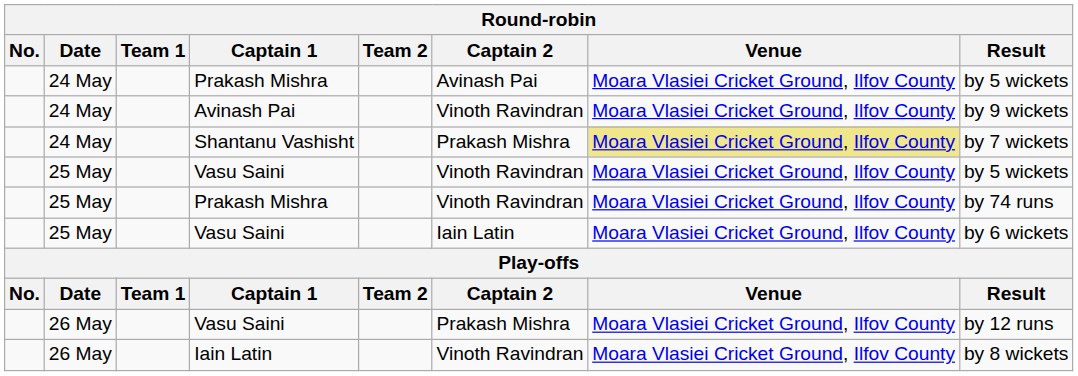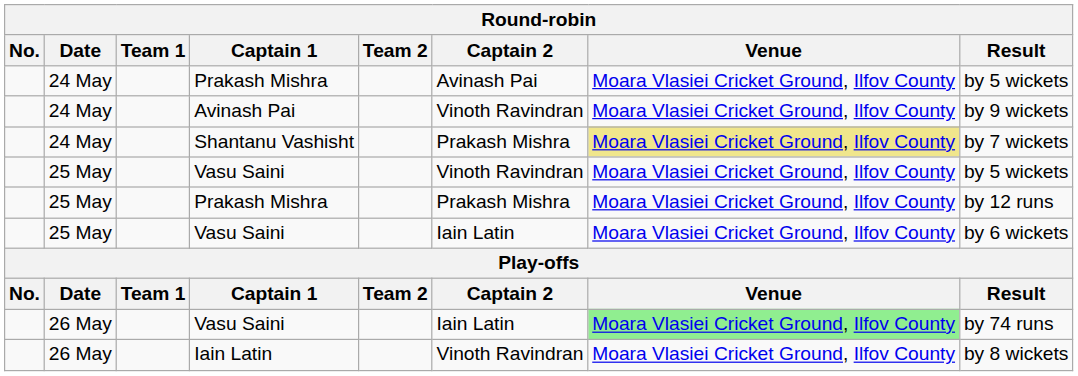(510, 202) Vinoth Ravindran -> (503, 202) Prakash Mishra
(1009, 202) by 74 runs -> (1009, 202) by 12 runs
(503, 324) Prakash Mishra -> (475, 324) Iain Latin
(774, 324) no background -> (774, 324) lightgreen background
(1009, 324) by 12 runs -> (1009, 324) by 74 runs
